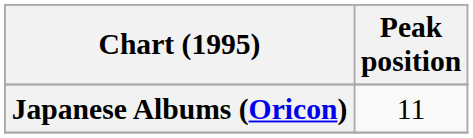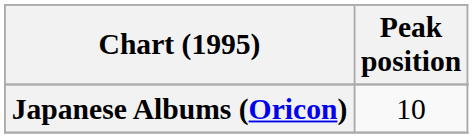(411, 108) 11 -> (411, 108) 10
